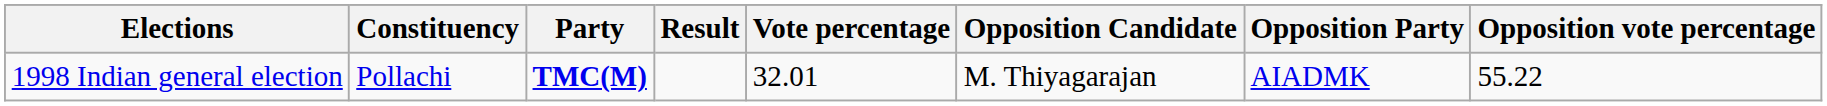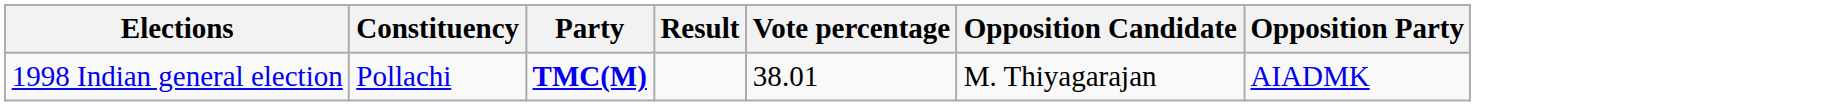- column: (1646, 28)
(786, 76) 32.01 -> (786, 76) 38.01
